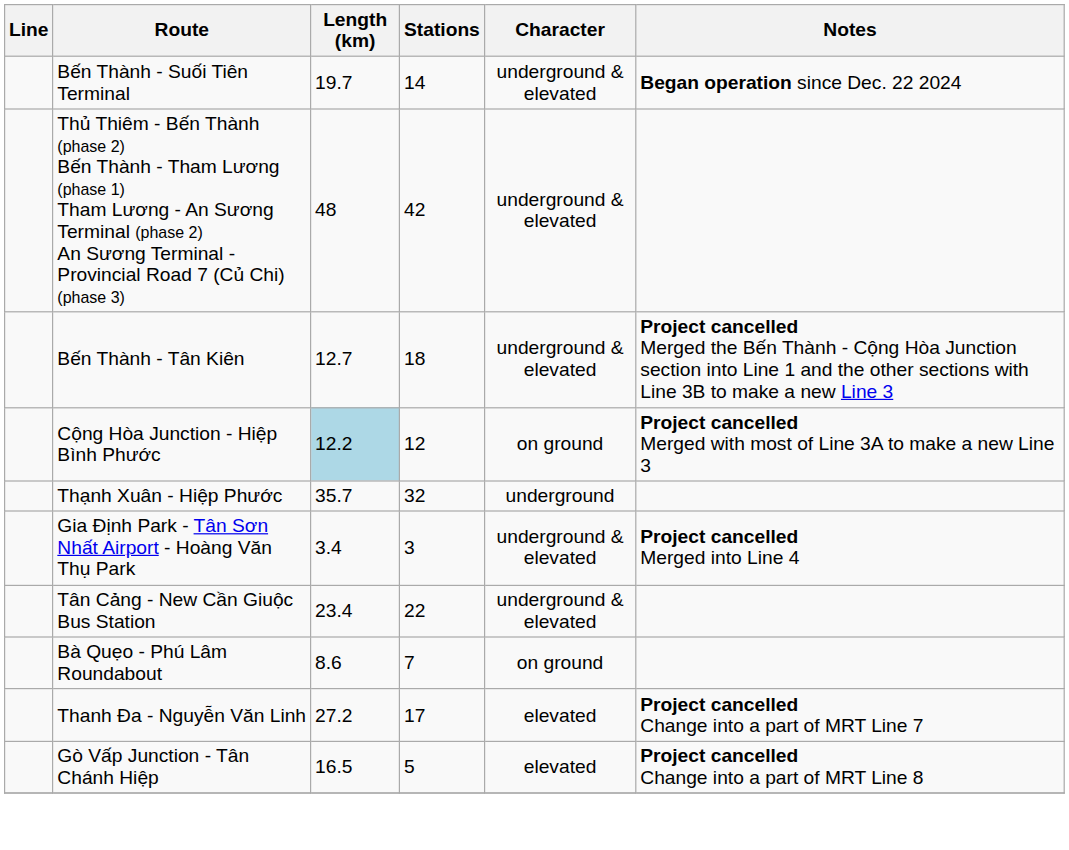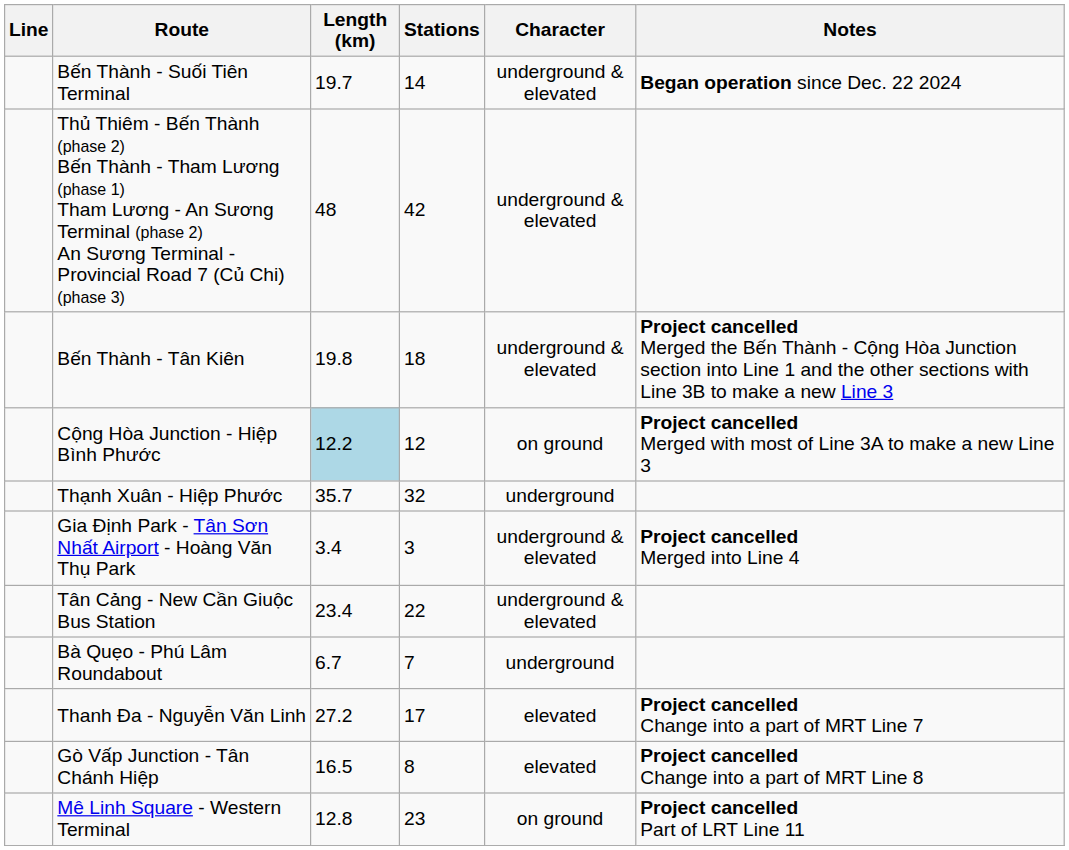(334, 359) 12.7 -> (334, 359) 19.8
(328, 662) 8.6 -> (328, 662) 6.7
(560, 662) on ground -> (560, 662) underground
(409, 767) 5 -> (409, 767) 8
+ row: (169, 819)
